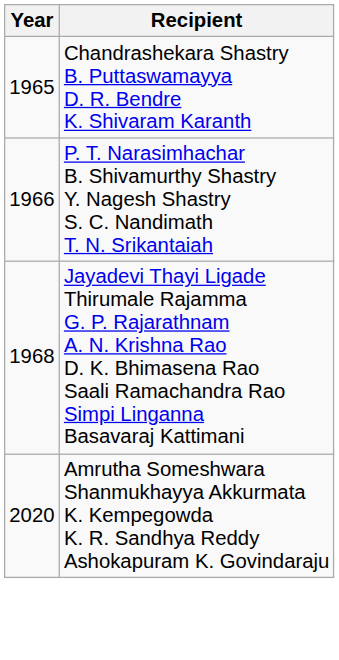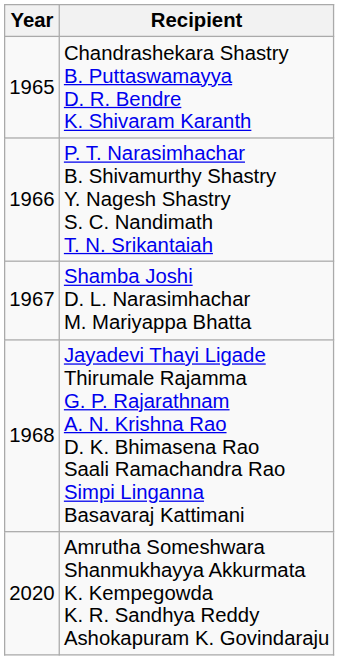+ row: (158, 300)
